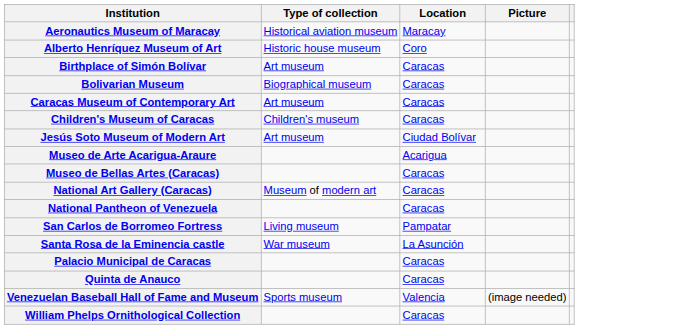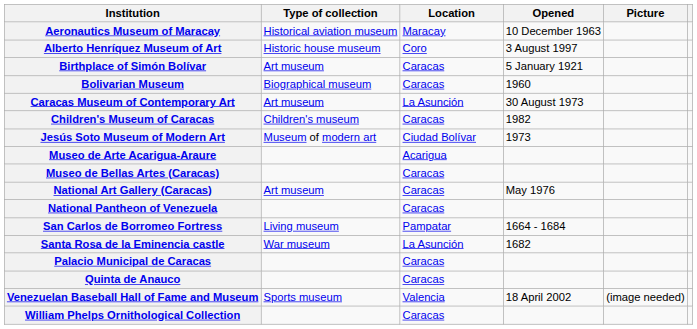+ column: (553, 13)
(423, 102) Caracas -> (433, 102) La Asunción
(294, 137) Art museum -> (320, 137) Museum of modern art
(320, 191) Museum of modern art -> (294, 191) Art museum
